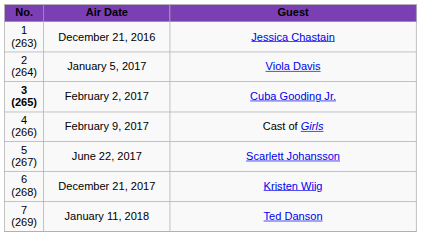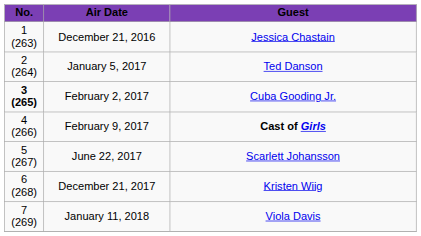(293, 66) Viola Davis -> (293, 66) Ted Danson
(293, 126) normal -> (293, 126) bold
(293, 216) Ted Danson -> (293, 216) Viola Davis
